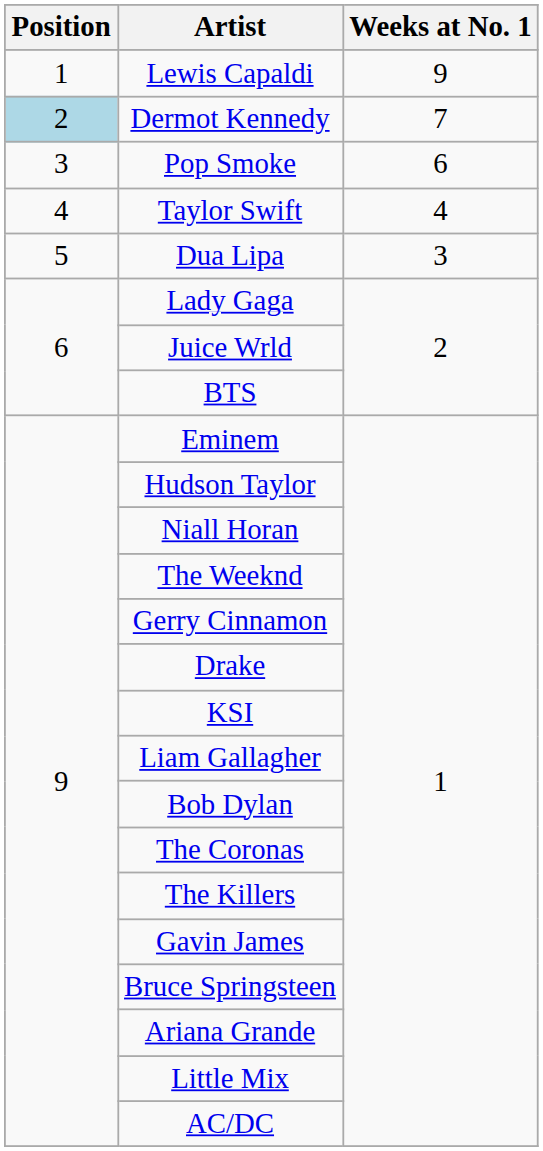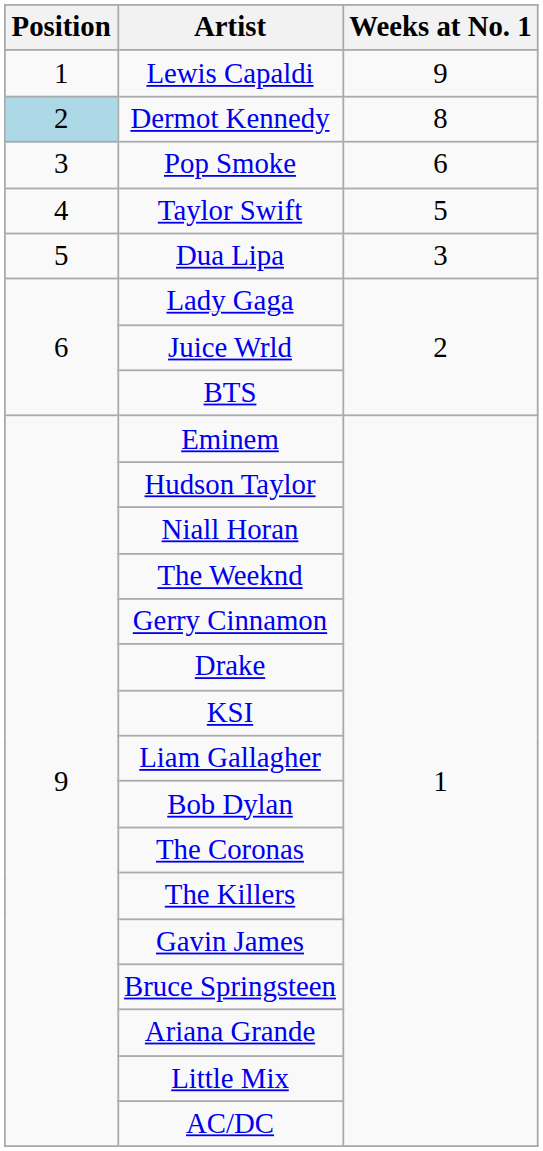(440, 118) 7 -> (440, 118) 8
(440, 210) 4 -> (440, 210) 5
